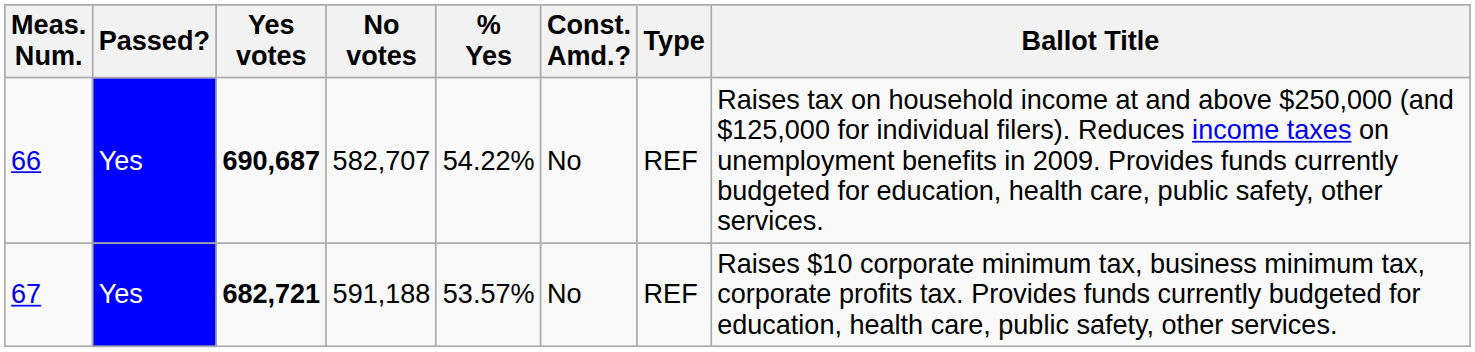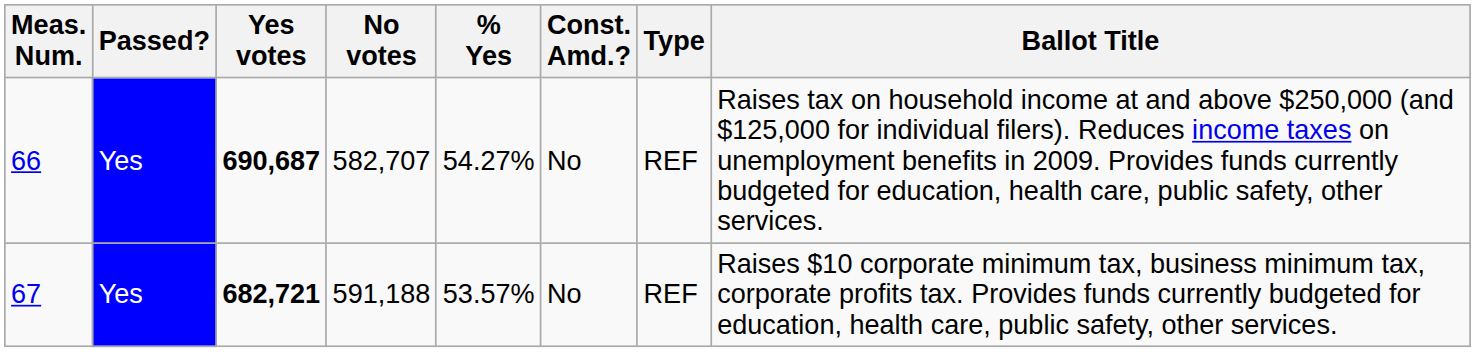(489, 160) 54.22% -> (489, 160) 54.27%
